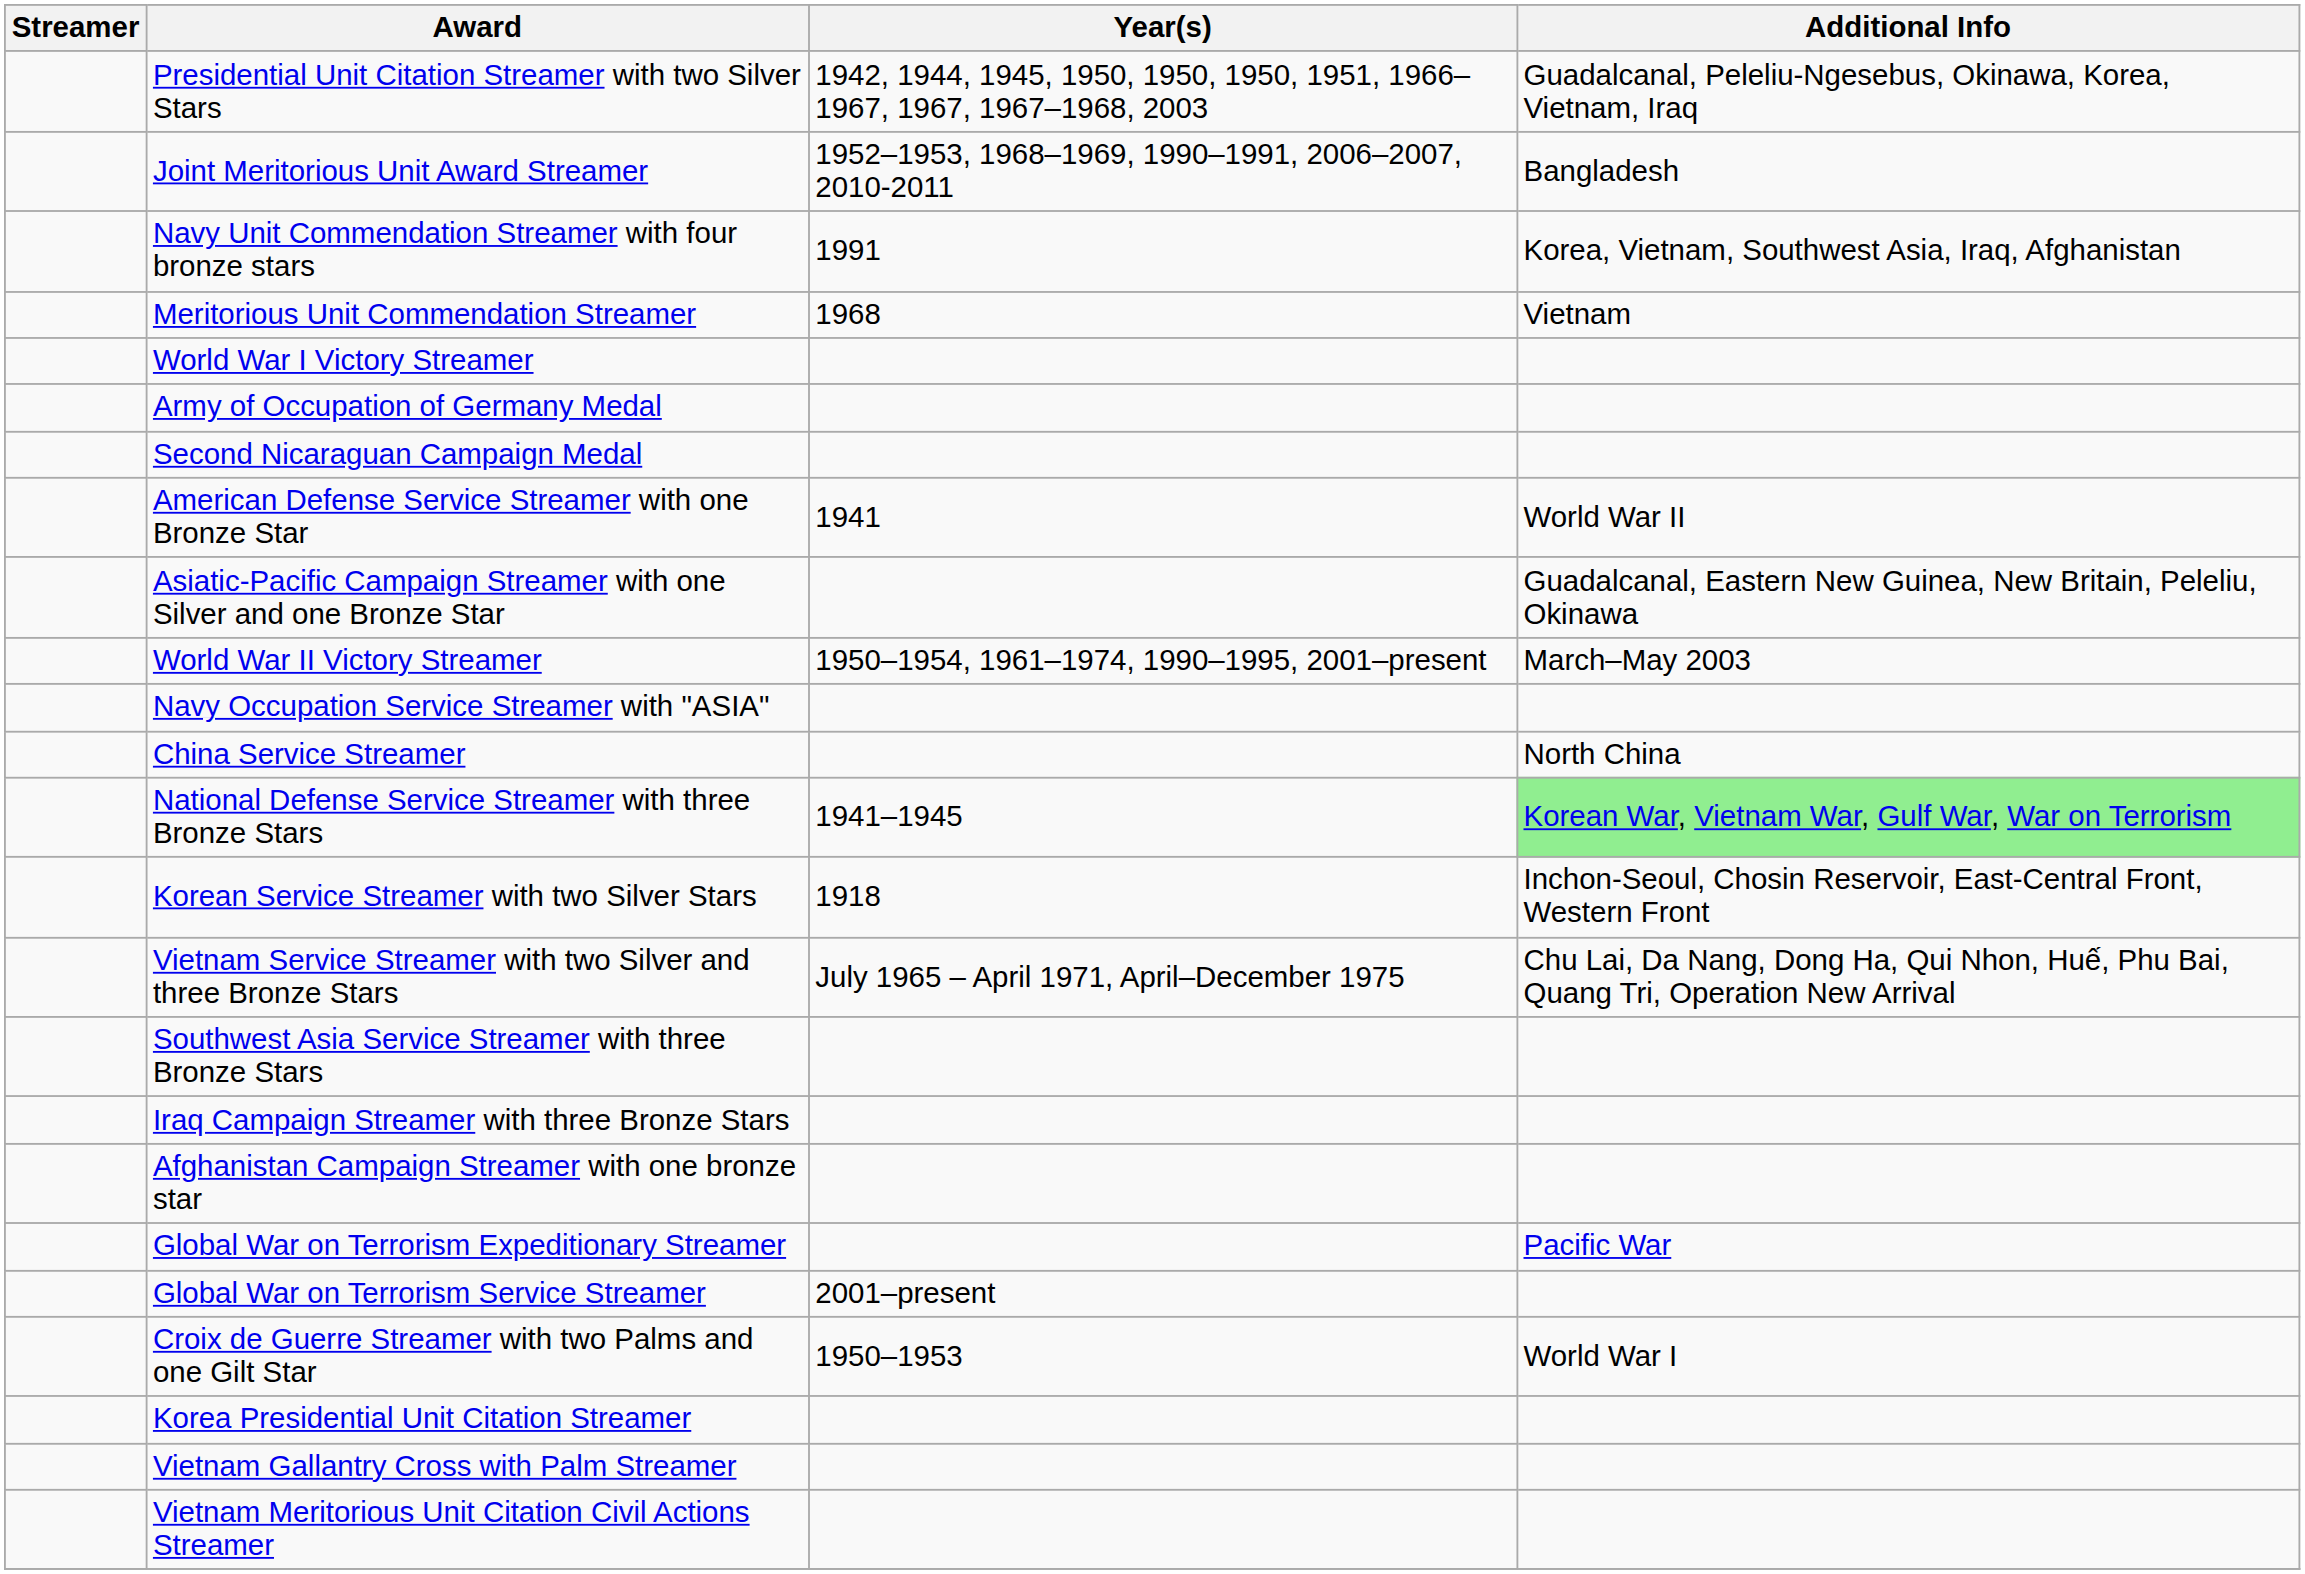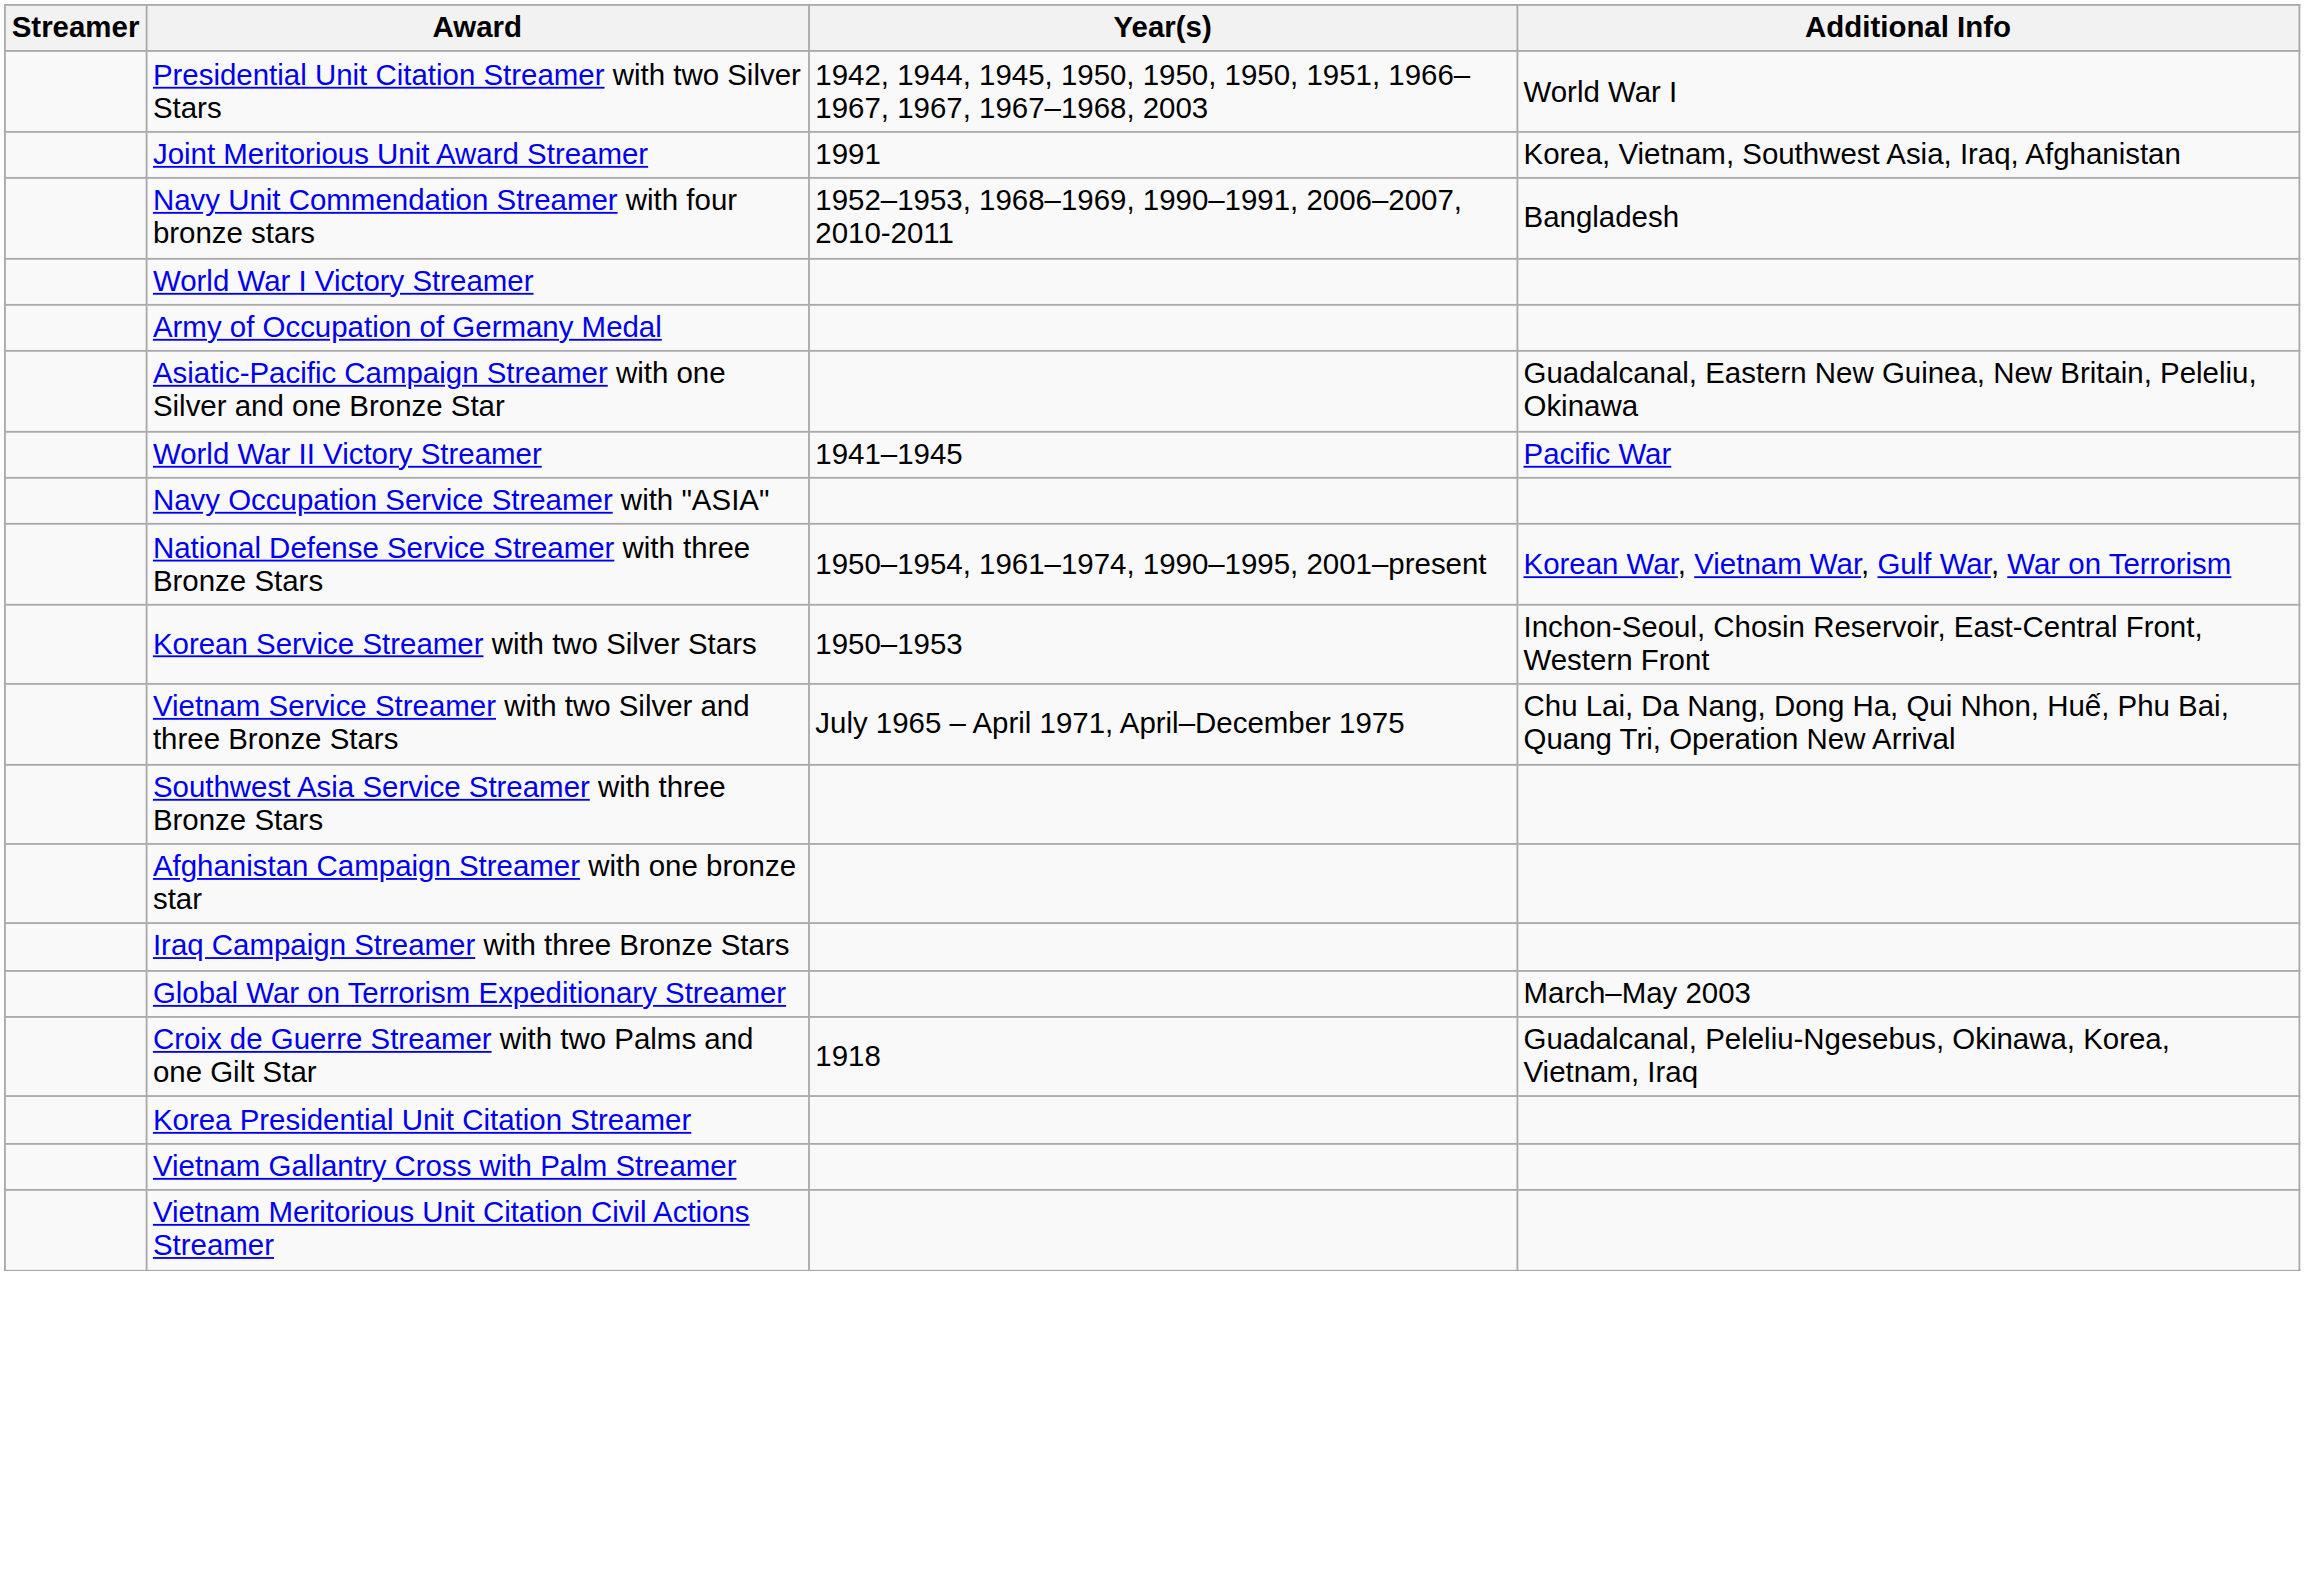(1847, 91) Guadalcanal, Peleliu-Ngesebus, Okinawa, Korea, Vietnam, Iraq -> (1600, 91) World War I
(1139, 170) 1952–1953, 1968–1969, 1990–1991, 2006–2007, 2010-2011 -> (848, 154) 1991
(1601, 170) Bangladesh -> (1852, 154) Korea, Vietnam, Southwest Asia, Iraq, Afghanistan
(848, 250) 1991 -> (1139, 217) 1952–1953, 1968–1969, 1990–1991, 2006–2007, 2010-2011
(1852, 250) Korea, Vietnam, Southwest Asia, Iraq, Afghanistan -> (1601, 217) Bangladesh
- row: (425, 313)
- row: (398, 454)
- row: (451, 517)
(1151, 660) 1950–1954, 1961–1974, 1990–1995, 2001–present -> (889, 454) 1941–1945
(1637, 660) March–May 2003 -> (1597, 454) Pacific War
- row: (309, 753)
(889, 816) 1941–1945 -> (1151, 563) 1950–1954, 1961–1974, 1990–1995, 2001–present
(1877, 816) lightgreen background -> (1877, 563) no background
(848, 896) 1918 -> (889, 643) 1950–1953
rows swapped: (474, 1182) <-> (471, 1119)
(1597, 1246) Pacific War -> (1637, 993) March–May 2003
- row: (429, 1292)
(889, 1356) 1950–1953 -> (848, 1056) 1918
(1600, 1356) World War I -> (1847, 1056) Guadalcanal, Peleliu-Ngesebus, Okinawa, Korea, Vietnam, Iraq
